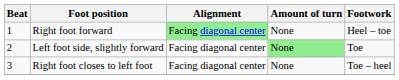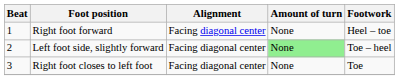(217, 31) lightgreen background -> (217, 31) no background
(355, 48) Toe -> (369, 48) Toe – heel
(369, 66) Toe – heel -> (355, 66) Toe
